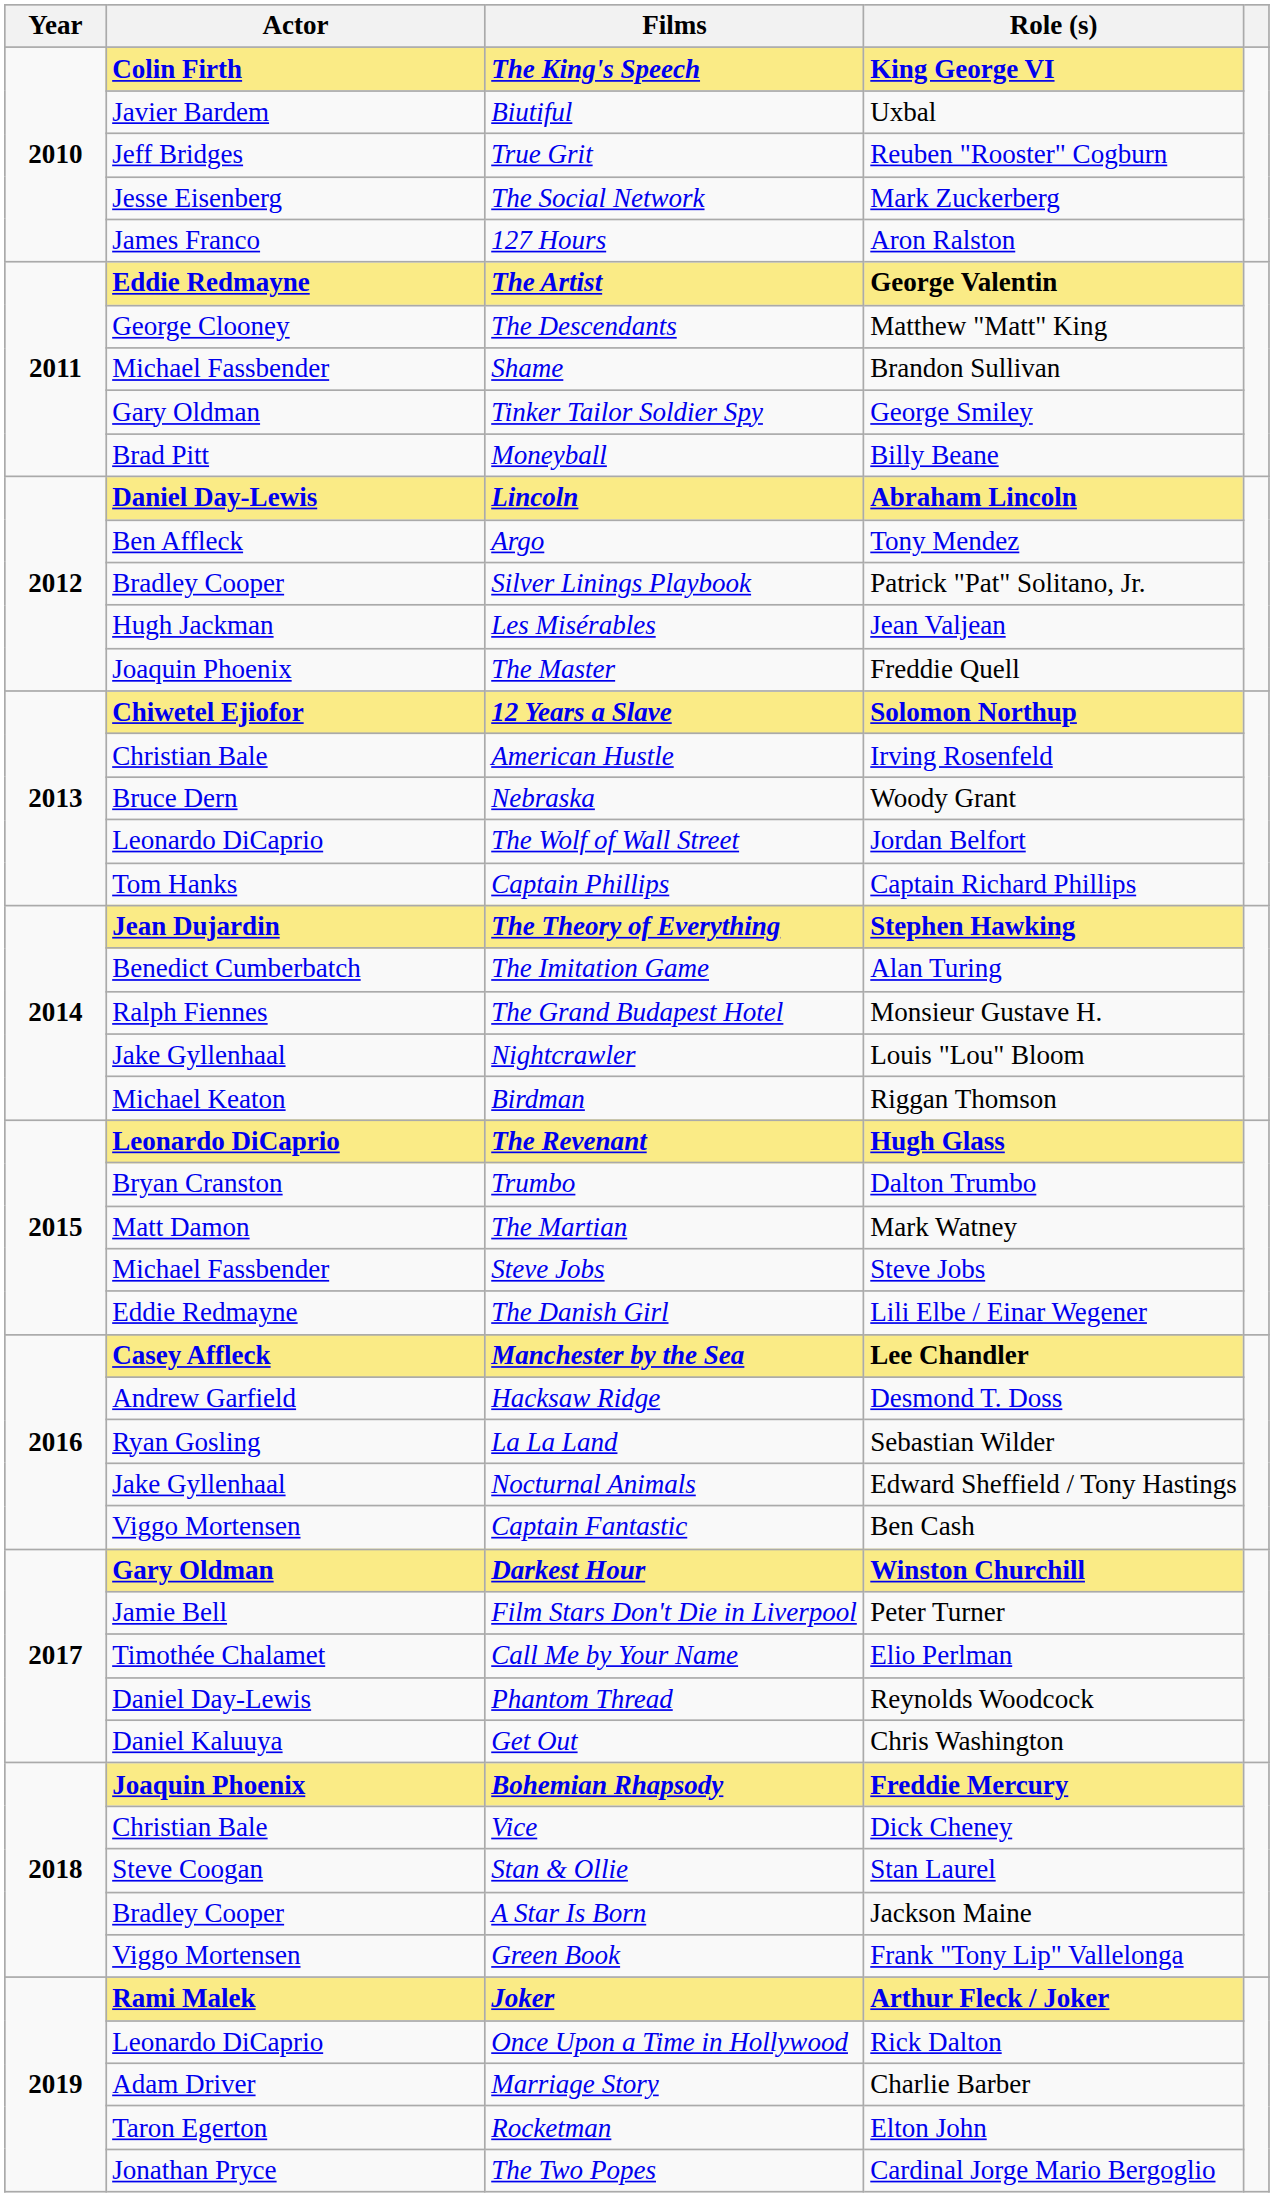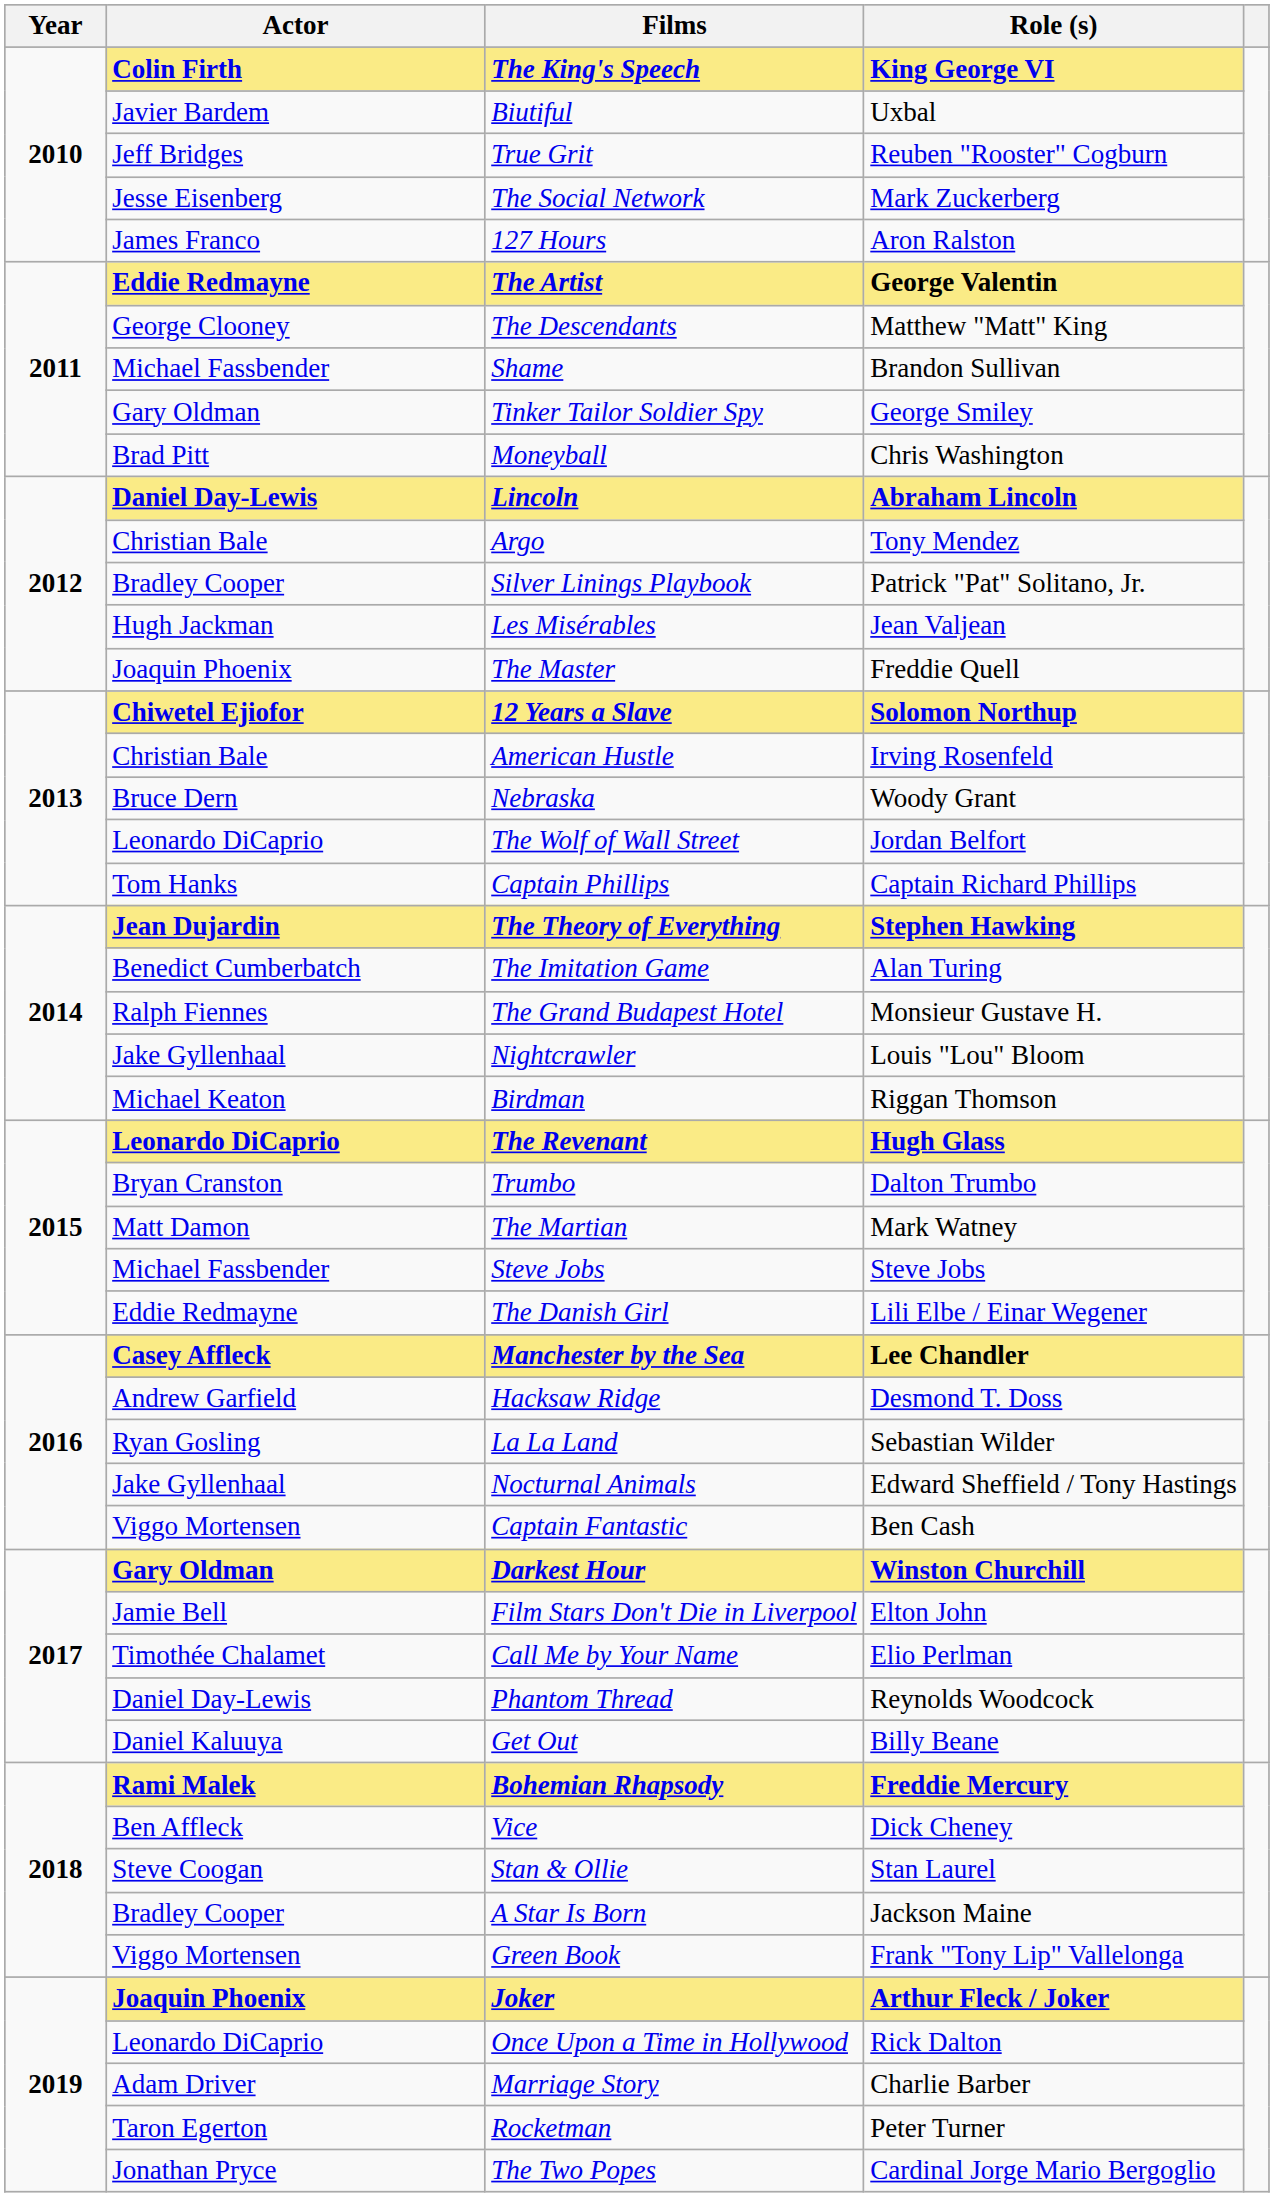(934, 454) Billy Beane -> (967, 454) Chris Washington
(178, 540) Ben Affleck -> (190, 540) Christian Bale
(938, 1612) Peter Turner -> (928, 1612) Elton John
(967, 1741) Chris Washington -> (934, 1741) Billy Beane
(209, 1784) Joaquin Phoenix -> (184, 1784) Rami Malek
(190, 1827) Christian Bale -> (178, 1827) Ben Affleck
(184, 1998) Rami Malek -> (209, 1998) Joaquin Phoenix
(928, 2127) Elton John -> (938, 2127) Peter Turner
